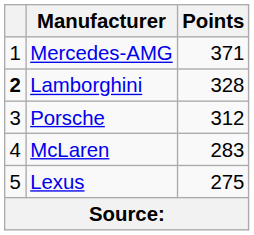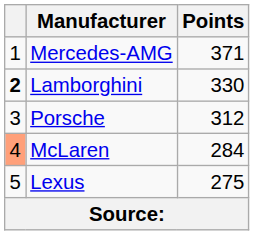(227, 85) 328 -> (227, 85) 330
(15, 150) no background -> (15, 150) lightsalmon background
(227, 150) 283 -> (227, 150) 284
